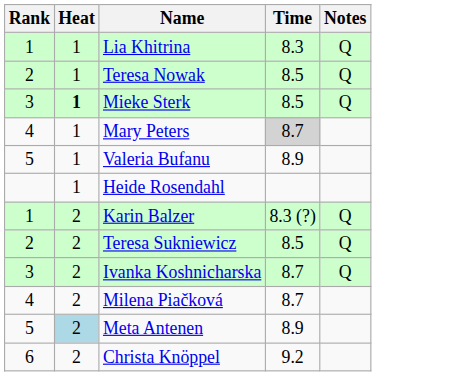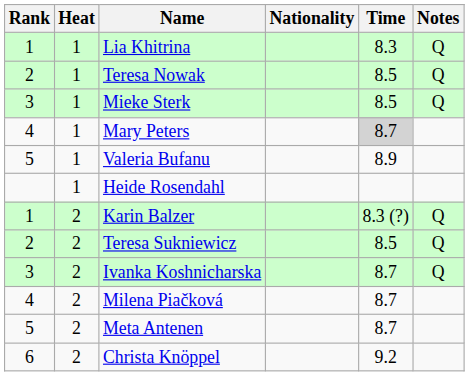+ column: (312, 18)
(77, 103) bold -> (77, 103) normal
(77, 328) lightblue background -> (77, 328) no background
(293, 328) 8.9 -> (386, 328) 8.7
